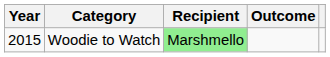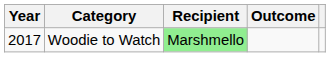(24, 39) 2015 -> (24, 39) 2017
